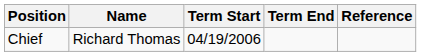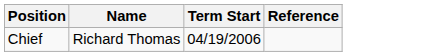- column: (301, 16)
